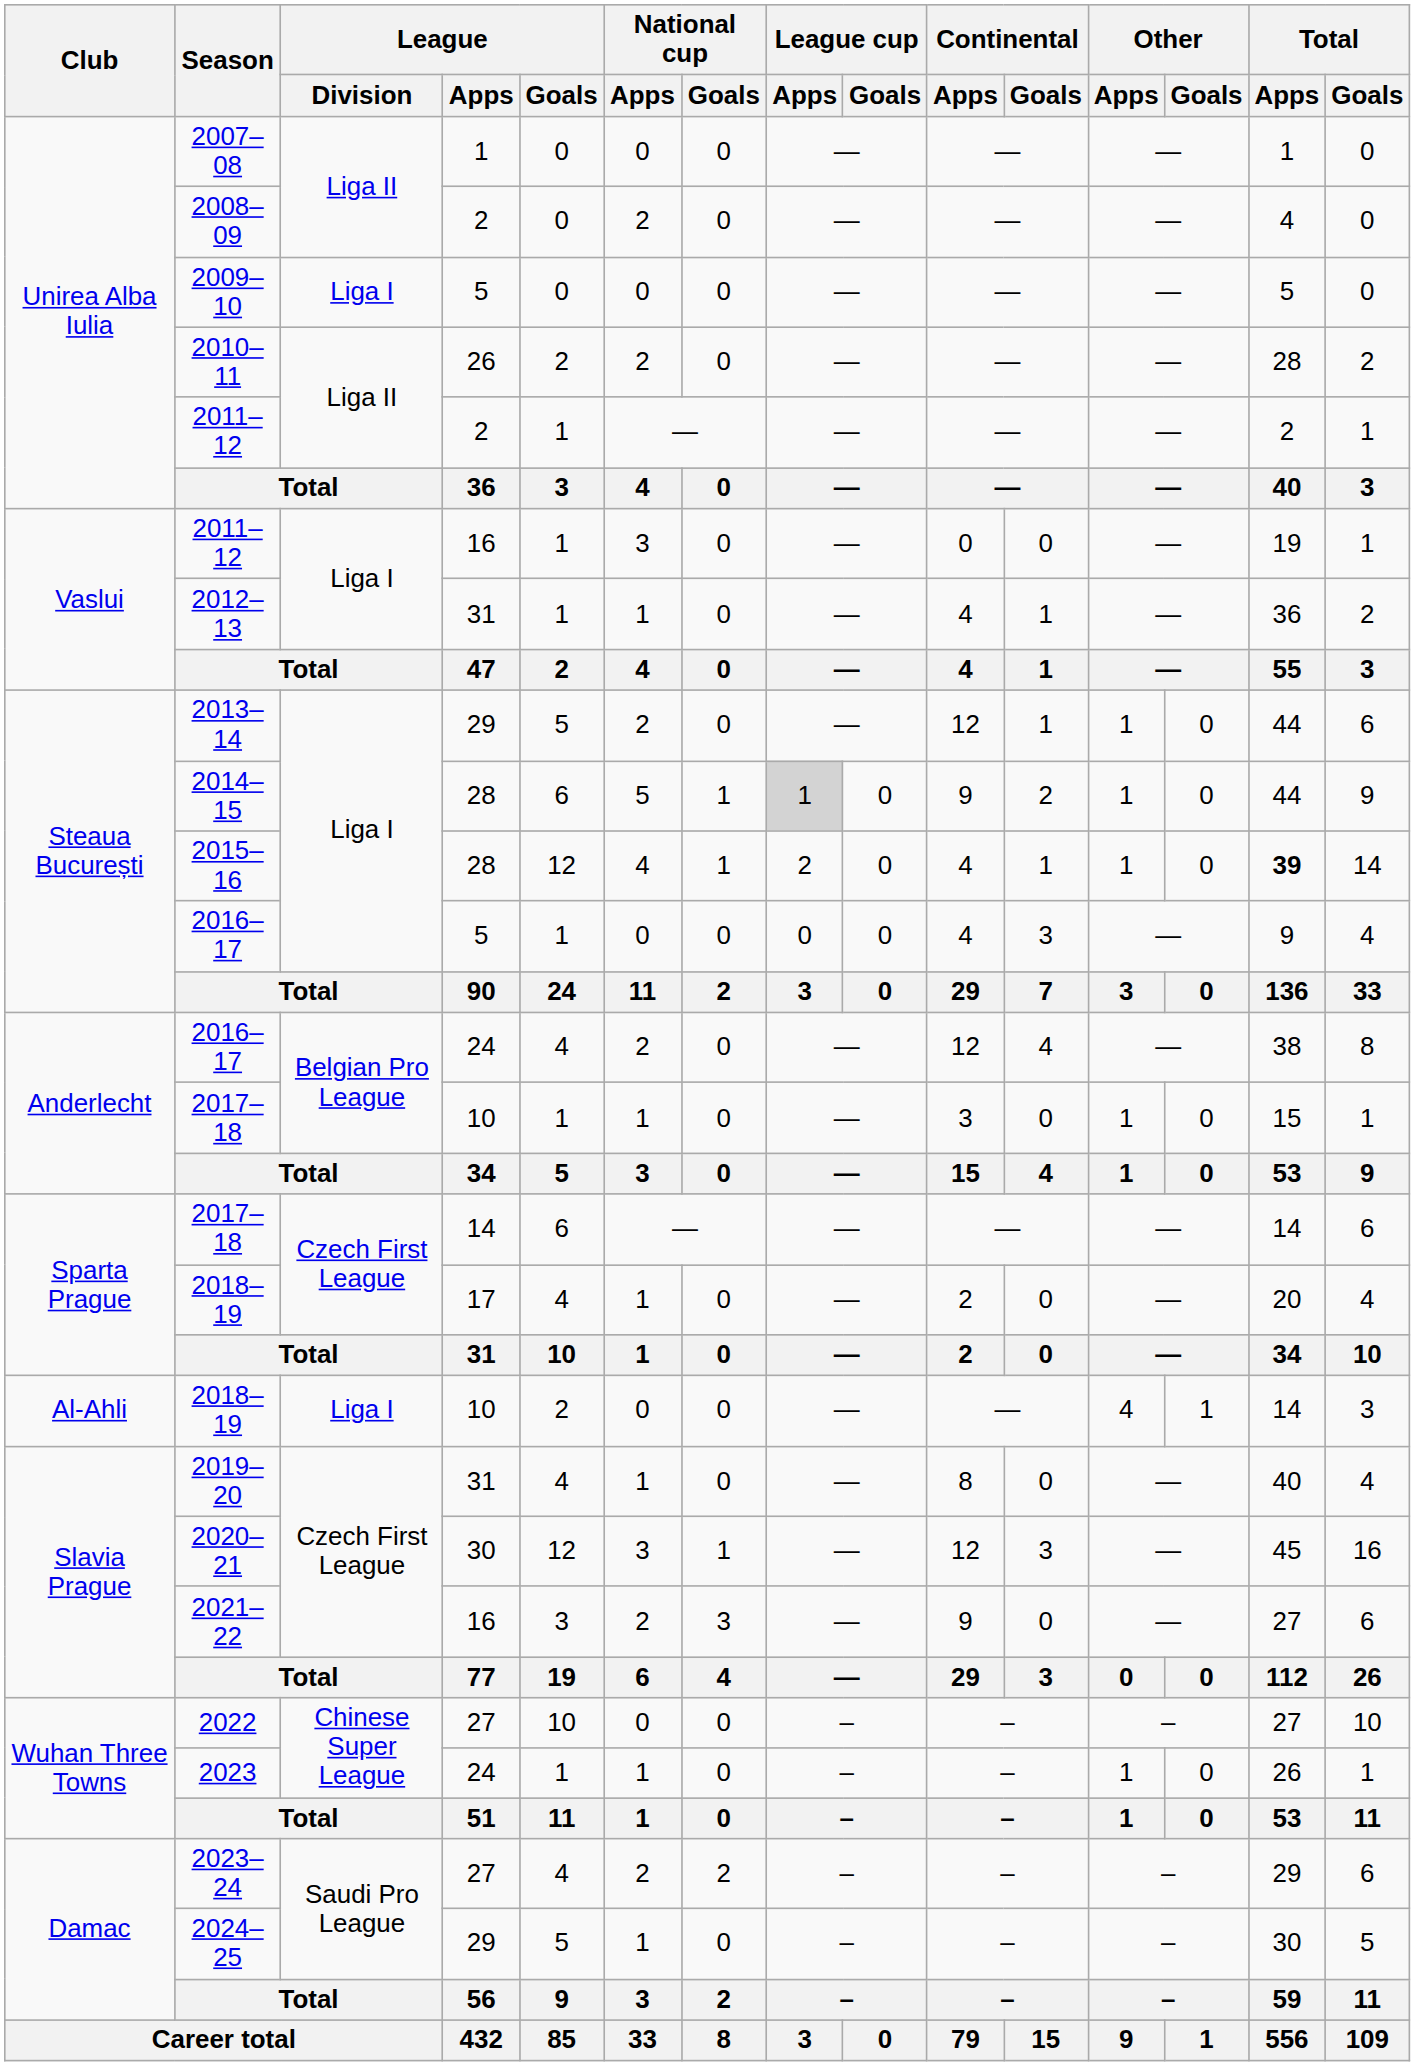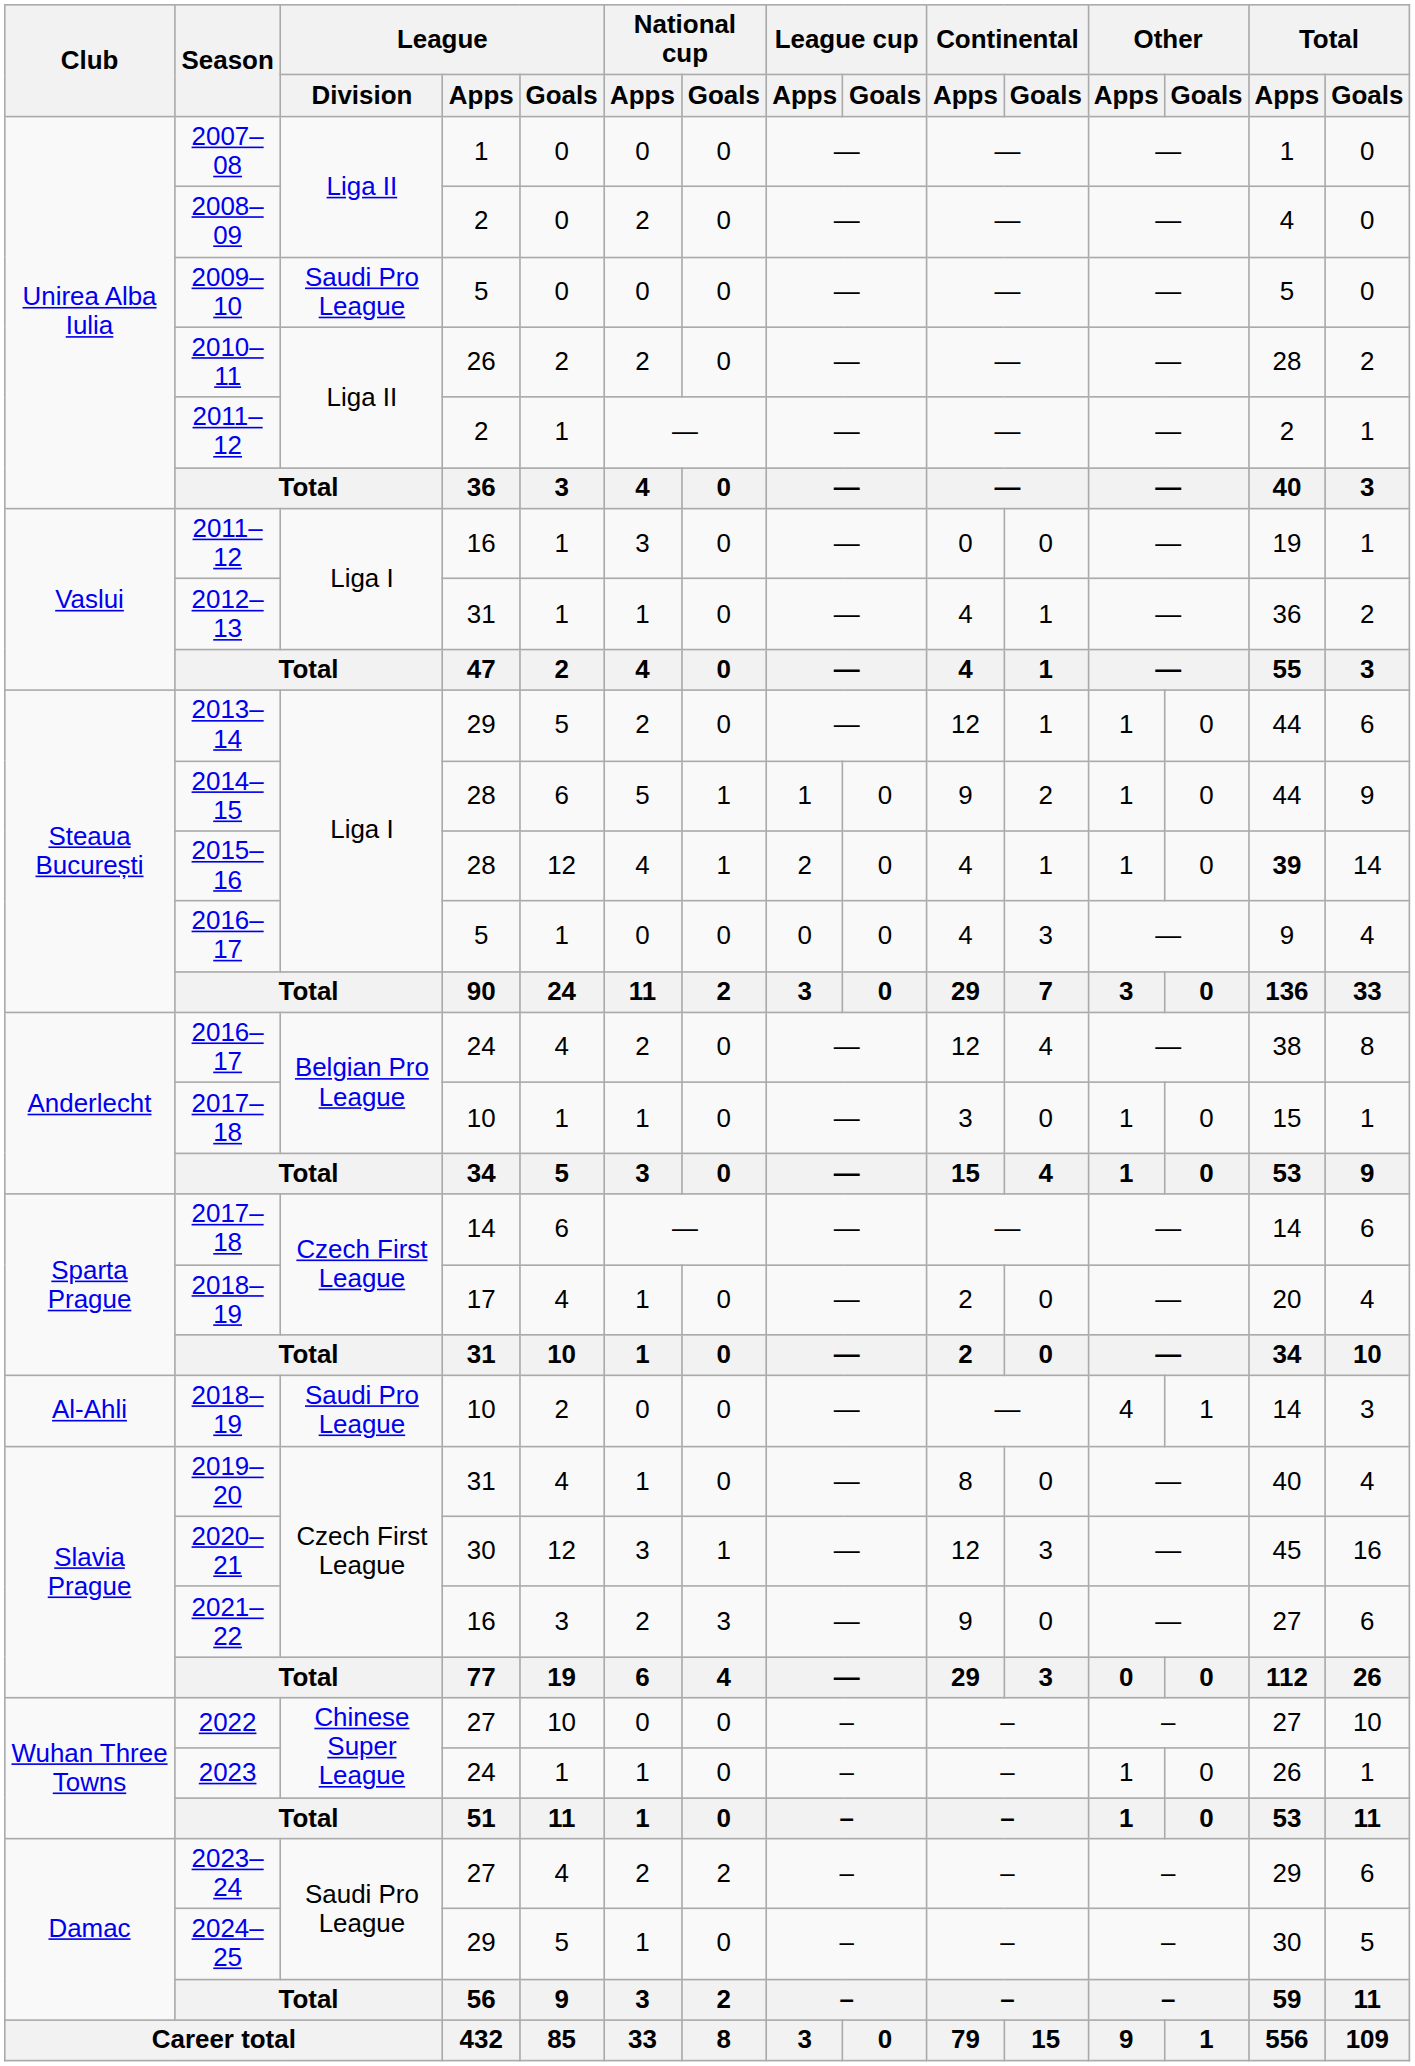(362, 291) Liga I -> (362, 291) Saudi Pro League
(805, 795) lightgrey background -> (805, 795) no background
(362, 1410) Liga I -> (362, 1410) Saudi Pro League
